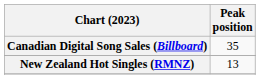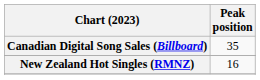(233, 64) 13 -> (233, 64) 16
